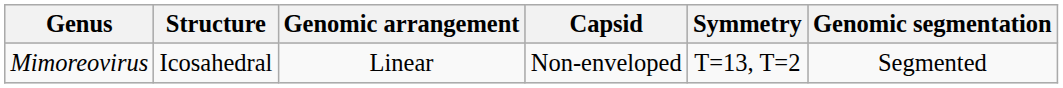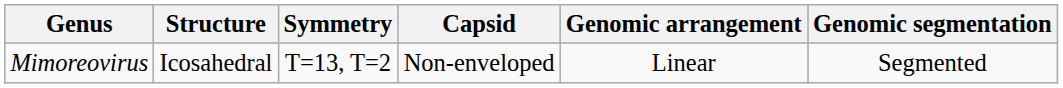columns swapped: (747, 23) <-> (402, 23)
